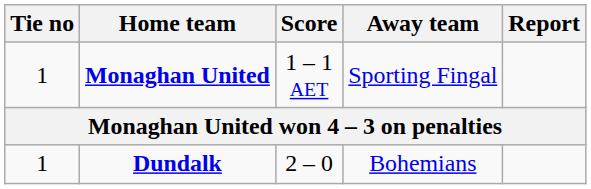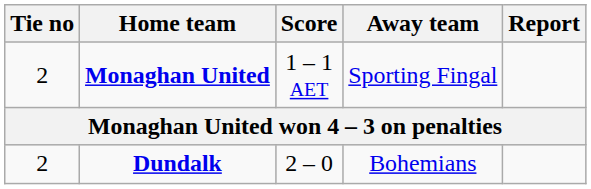(42, 74) 1 -> (42, 74) 2
(42, 163) 1 -> (42, 163) 2
